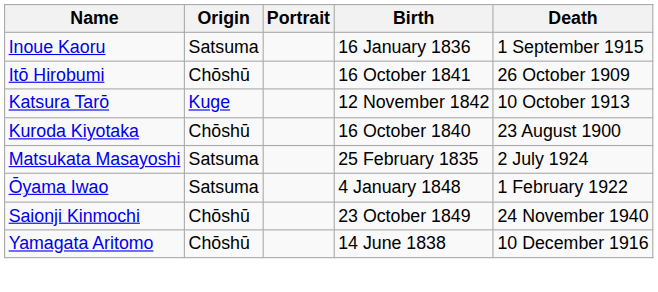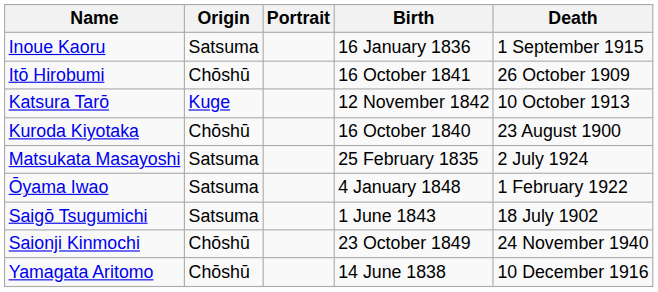+ row: (78, 215)
